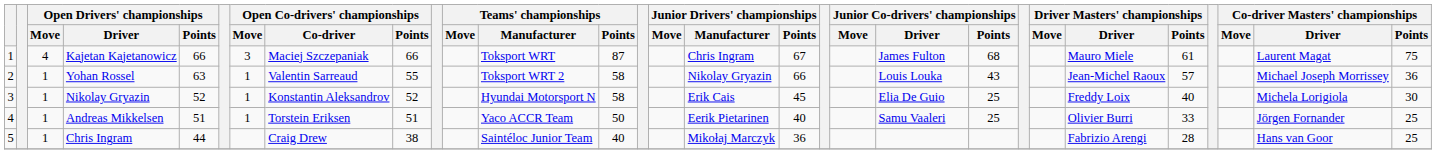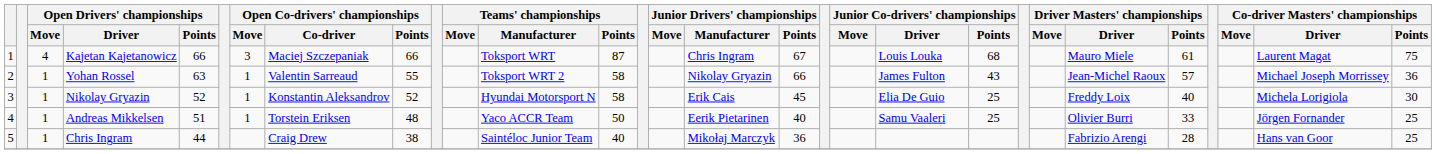(912, 55) James Fulton -> (910, 55) Louis Louka
(910, 76) Louis Louka -> (912, 76) James Fulton
(412, 117) 51 -> (412, 117) 48
